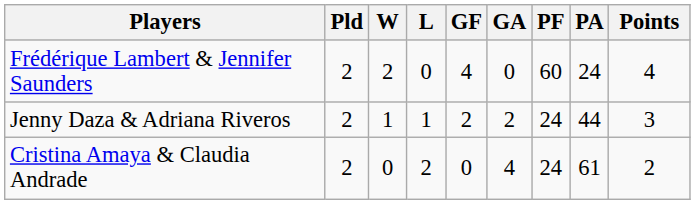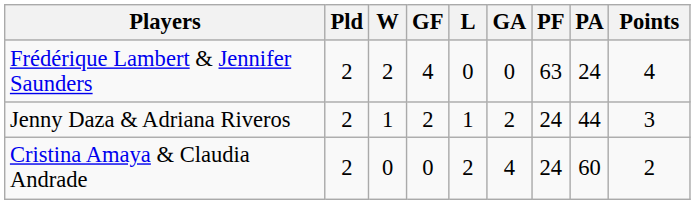columns swapped: (426, 22) <-> (466, 22)
(551, 70) 60 -> (551, 70) 63
(589, 167) 61 -> (589, 167) 60
